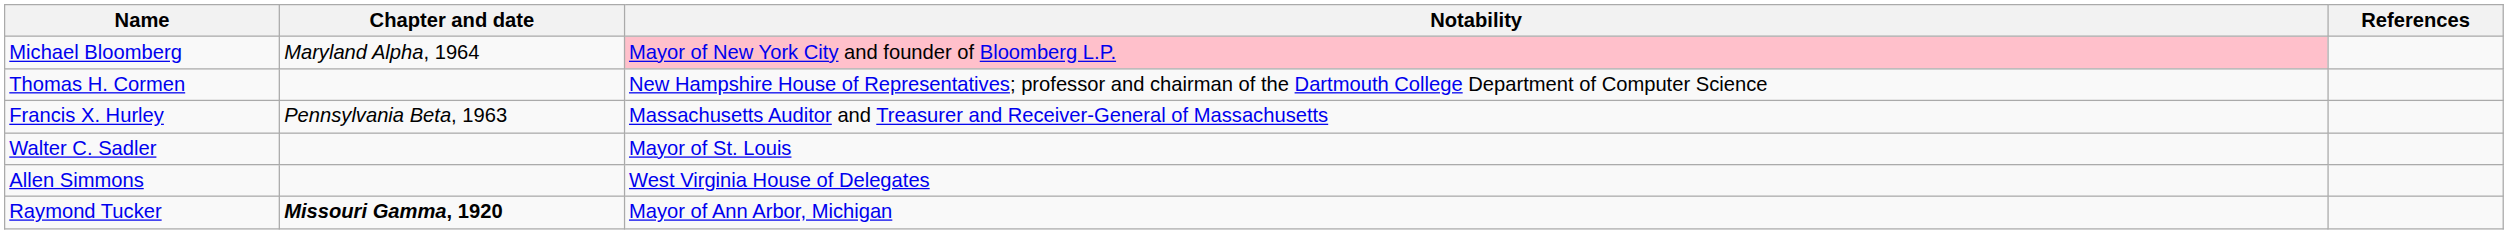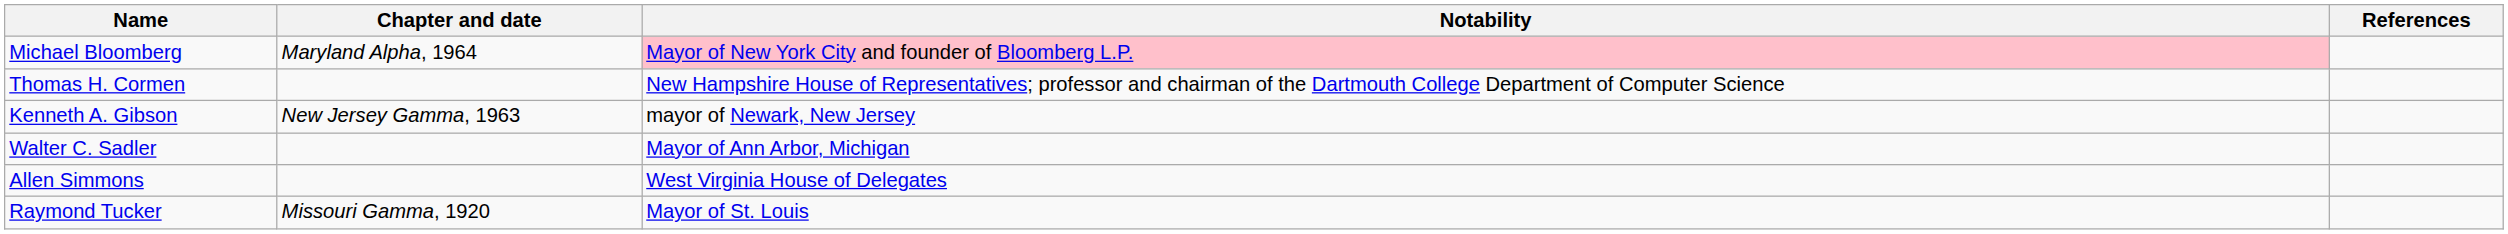+ row: (93, 116)
- row: (87, 116)
(710, 148) Mayor of St. Louis -> (778, 148) Mayor of Ann Arbor, Michigan
(393, 212) bold -> (386, 212) normal
(761, 212) Mayor of Ann Arbor, Michigan -> (727, 212) Mayor of St. Louis
